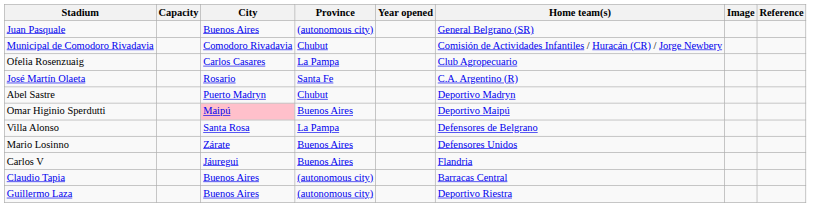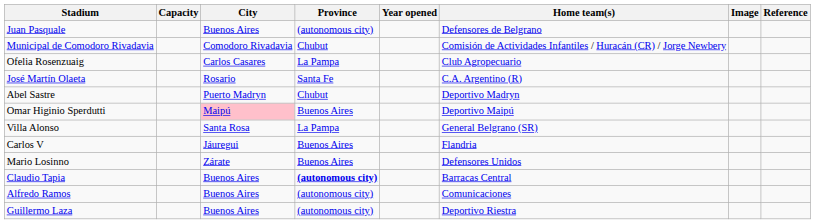(486, 29) General Belgrano (SR) -> (492, 29) Defensores de Belgrano
(488, 128) Defensores de Belgrano -> (490, 128) General Belgrano (SR)
rows swapped: (38, 144) <-> (25, 161)
(335, 177) normal -> (337, 177) bold
+ row: (39, 194)
